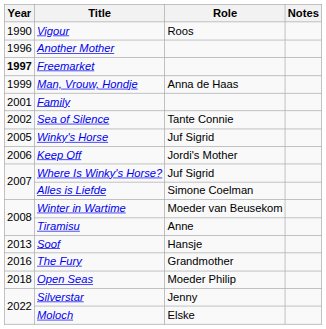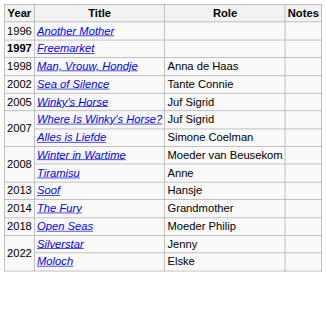- row: (53, 31)
(19, 84) 1999 -> (19, 66) 1998
- row: (53, 102)
- row: (59, 155)
(19, 262) 2016 -> (19, 208) 2014
